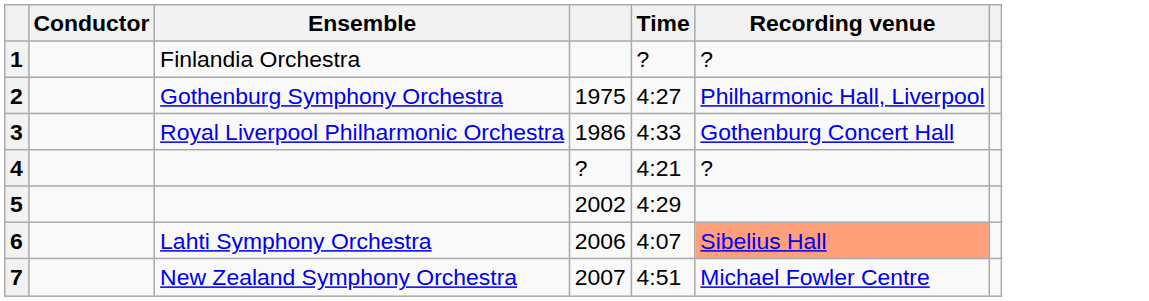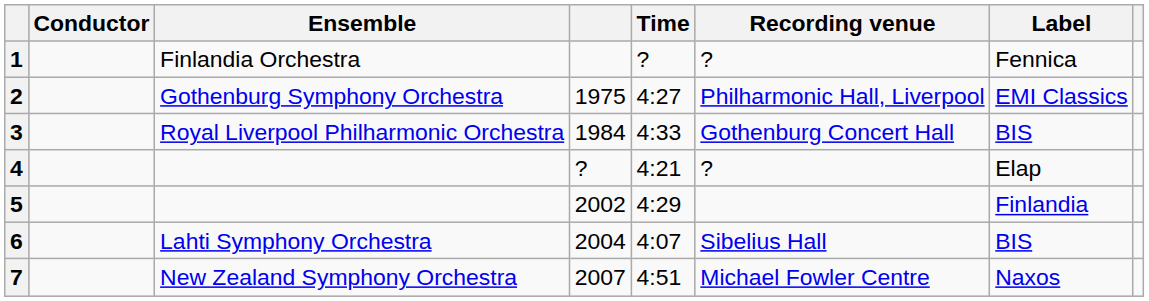+ column: (1062, 23)
(600, 132) 1986 -> (600, 132) 1984
(600, 241) 2006 -> (600, 241) 2004
(763, 241) lightsalmon background -> (763, 241) no background
